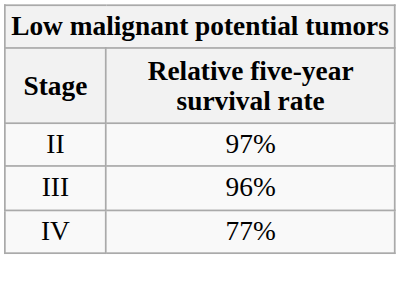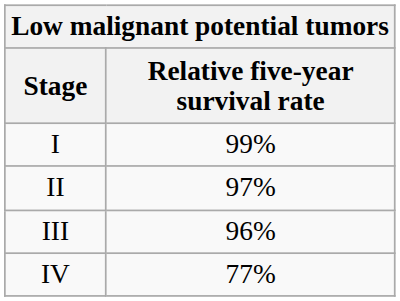+ row: (55, 144)
